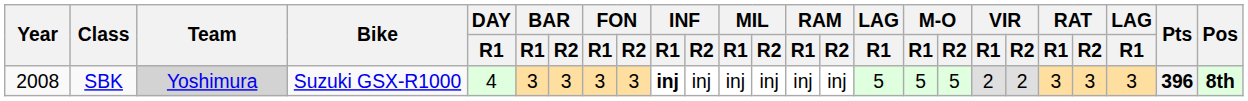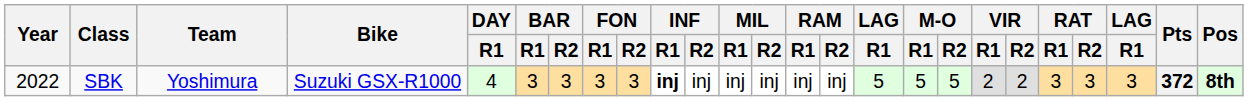(38, 80) 2008 -> (38, 80) 2022
(212, 80) lightgrey background -> (212, 80) no background
(1177, 80) 396 -> (1177, 80) 372
